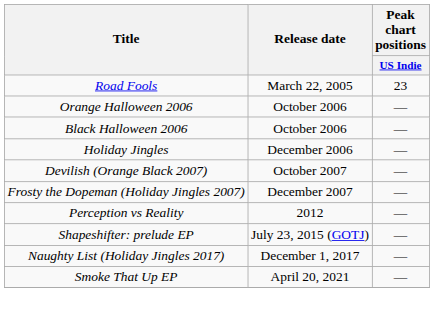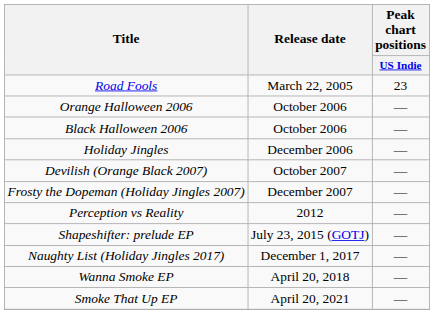+ row: (126, 277)
